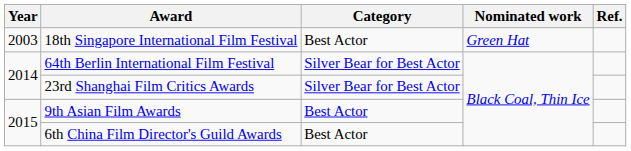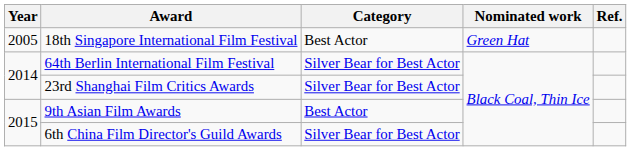(23, 39) 2003 -> (23, 39) 2005
(336, 134) Best Actor -> (382, 134) Silver Bear for Best Actor
